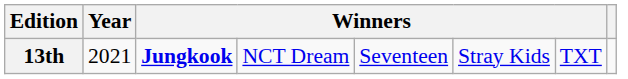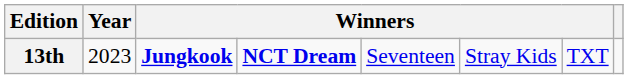(110, 55) 2021 -> (110, 55) 2023
(296, 55) normal -> (299, 55) bold
